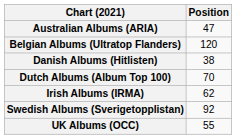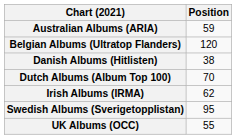(209, 28) 47 -> (209, 28) 59
(209, 110) 92 -> (209, 110) 95
